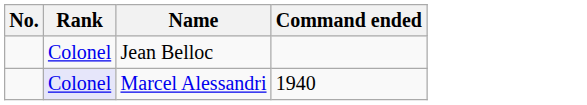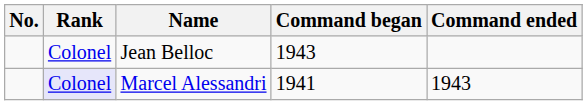+ column: (349, 20)
(296, 83) 1940 -> (451, 83) 1943
